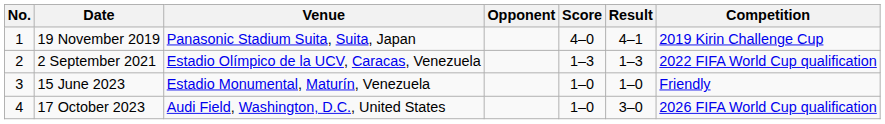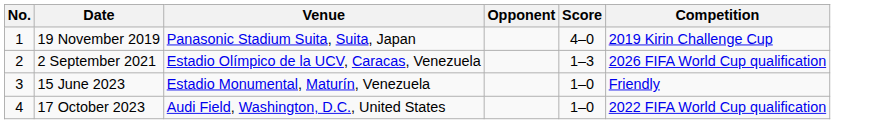- column: (631, 15)
(768, 61) 2022 FIFA World Cup qualification -> (717, 61) 2026 FIFA World Cup qualification
(768, 107) 2026 FIFA World Cup qualification -> (717, 107) 2022 FIFA World Cup qualification
